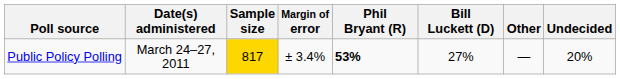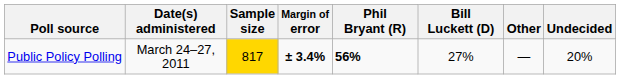(305, 56) normal -> (305, 56) bold
(348, 56) 53% -> (348, 56) 56%
